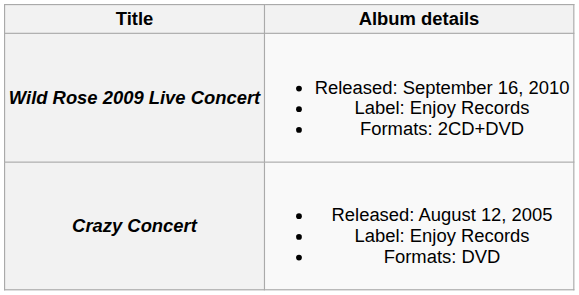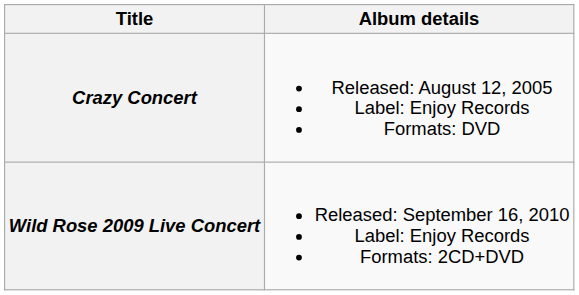rows swapped: (134, 225) <-> (135, 97)
